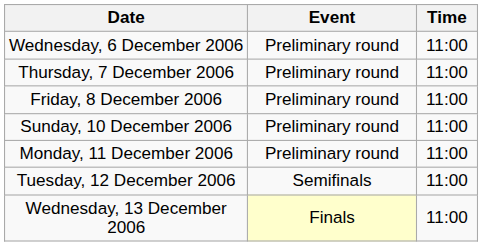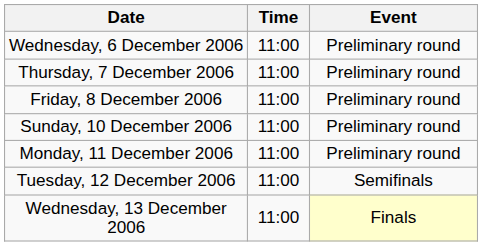columns swapped: (447, 18) <-> (332, 18)
